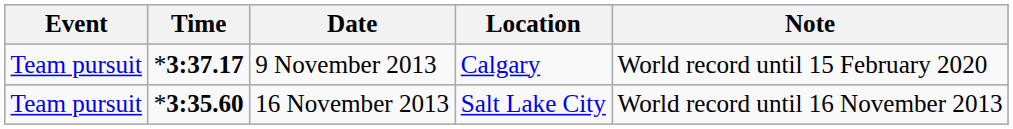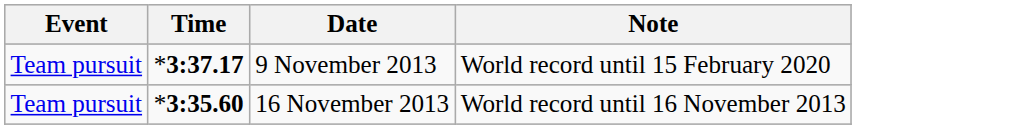- column: (533, 24)
